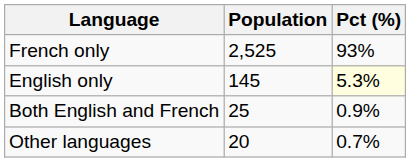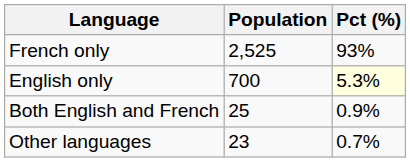(244, 80) 145 -> (244, 80) 700
(239, 141) 20 -> (239, 141) 23
